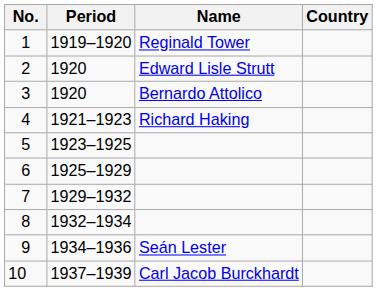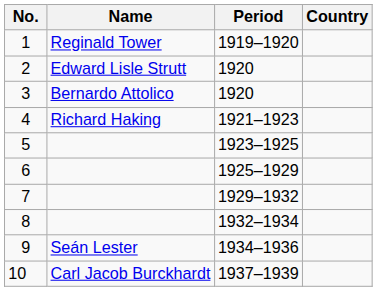columns swapped: (219, 17) <-> (91, 17)
